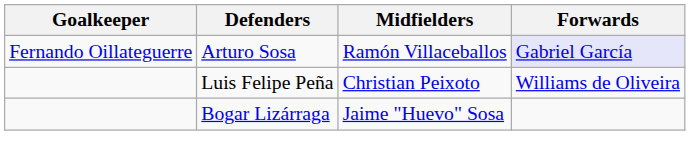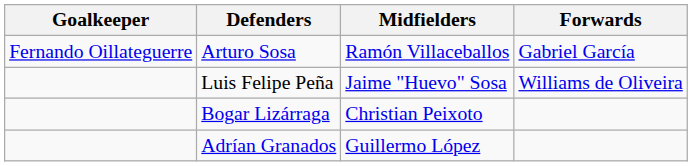(574, 51) lavender background -> (577, 51) no background
(411, 82) Christian Peixoto -> (426, 82) Jaime "Huevo" Sosa
(423, 113) Jaime "Huevo" Sosa -> (414, 113) Christian Peixoto
+ row: (269, 144)
